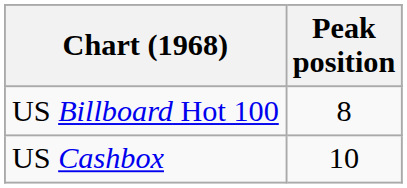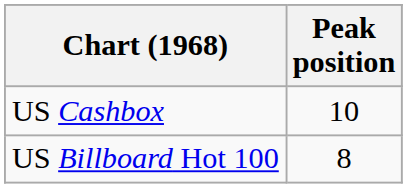rows swapped: (145, 110) <-> (88, 158)
